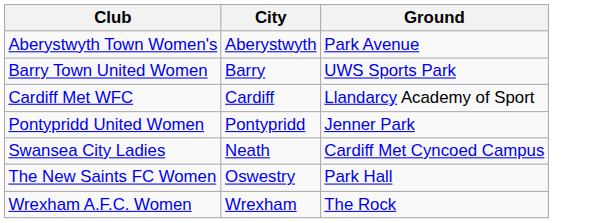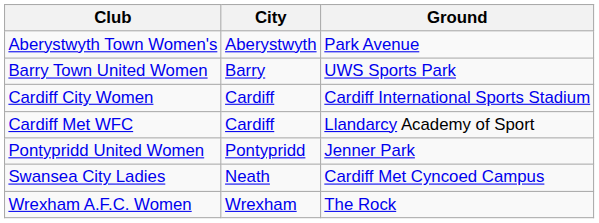+ row: (81, 97)
- row: (112, 177)
